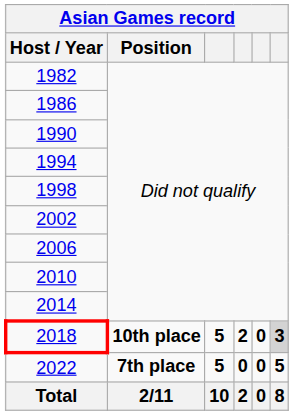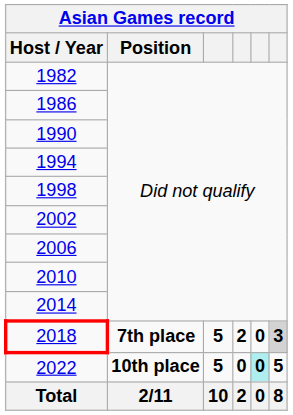(157, 336) 10th place -> (156, 336) 7th place
(156, 366) 7th place -> (156, 366) 10th place
(261, 366) no background -> (260, 366) paleturquoise background
